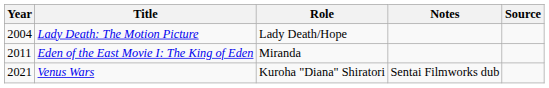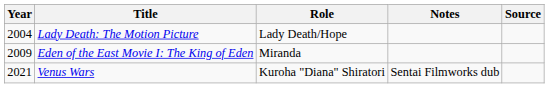(19, 53) 2011 -> (20, 53) 2009
